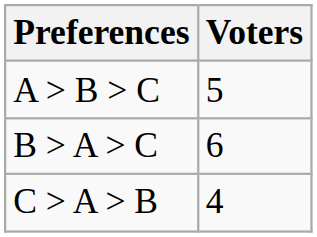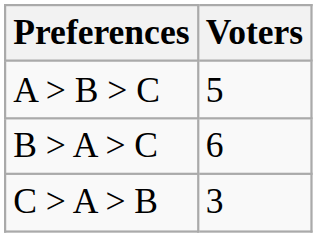(215, 201) 4 -> (215, 201) 3
